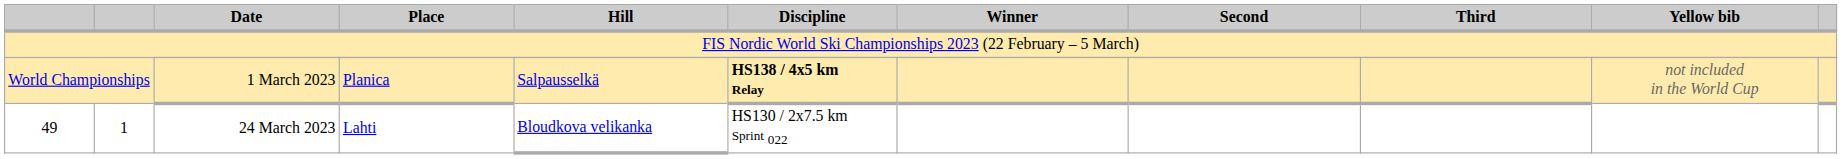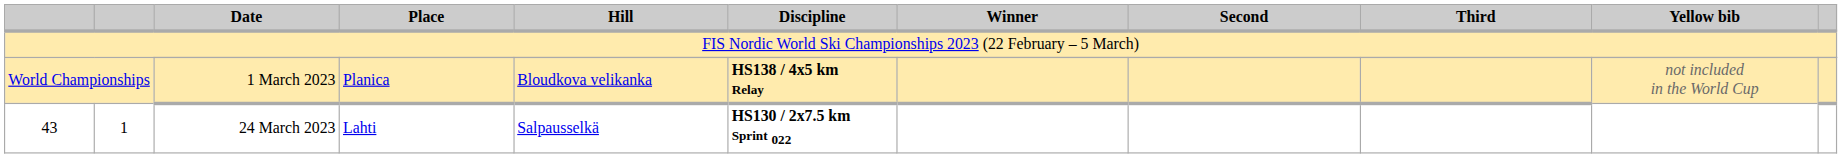(558, 79) Salpausselkä -> (585, 79) Bloudkova velikanka
(49, 127) 49 -> (49, 127) 43
(585, 126) Bloudkova velikanka -> (558, 128) Salpausselkä
(790, 127) normal -> (791, 127) bold
